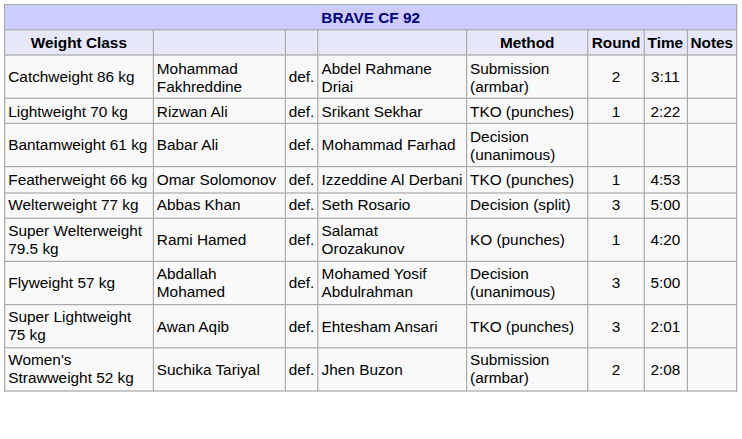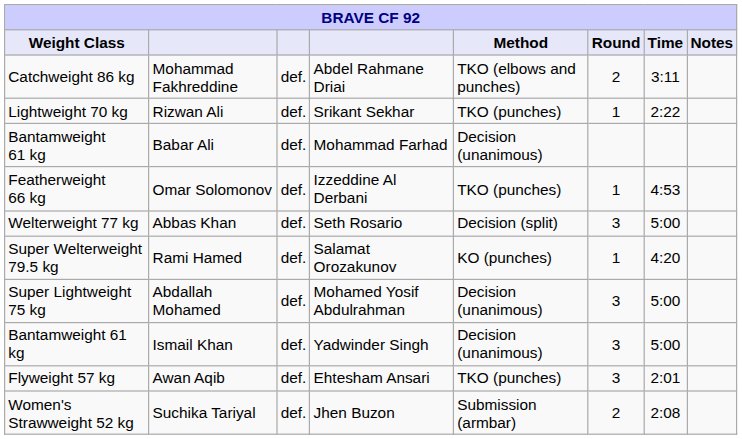(510, 77) Submission (armbar) -> (517, 77) TKO (elbows and punches)
(62, 283) Flyweight 57 kg -> (70, 301) Super Lightweight 75 kg
+ row: (193, 344)
(70, 326) Super Lightweight 75 kg -> (62, 378) Flyweight 57 kg
